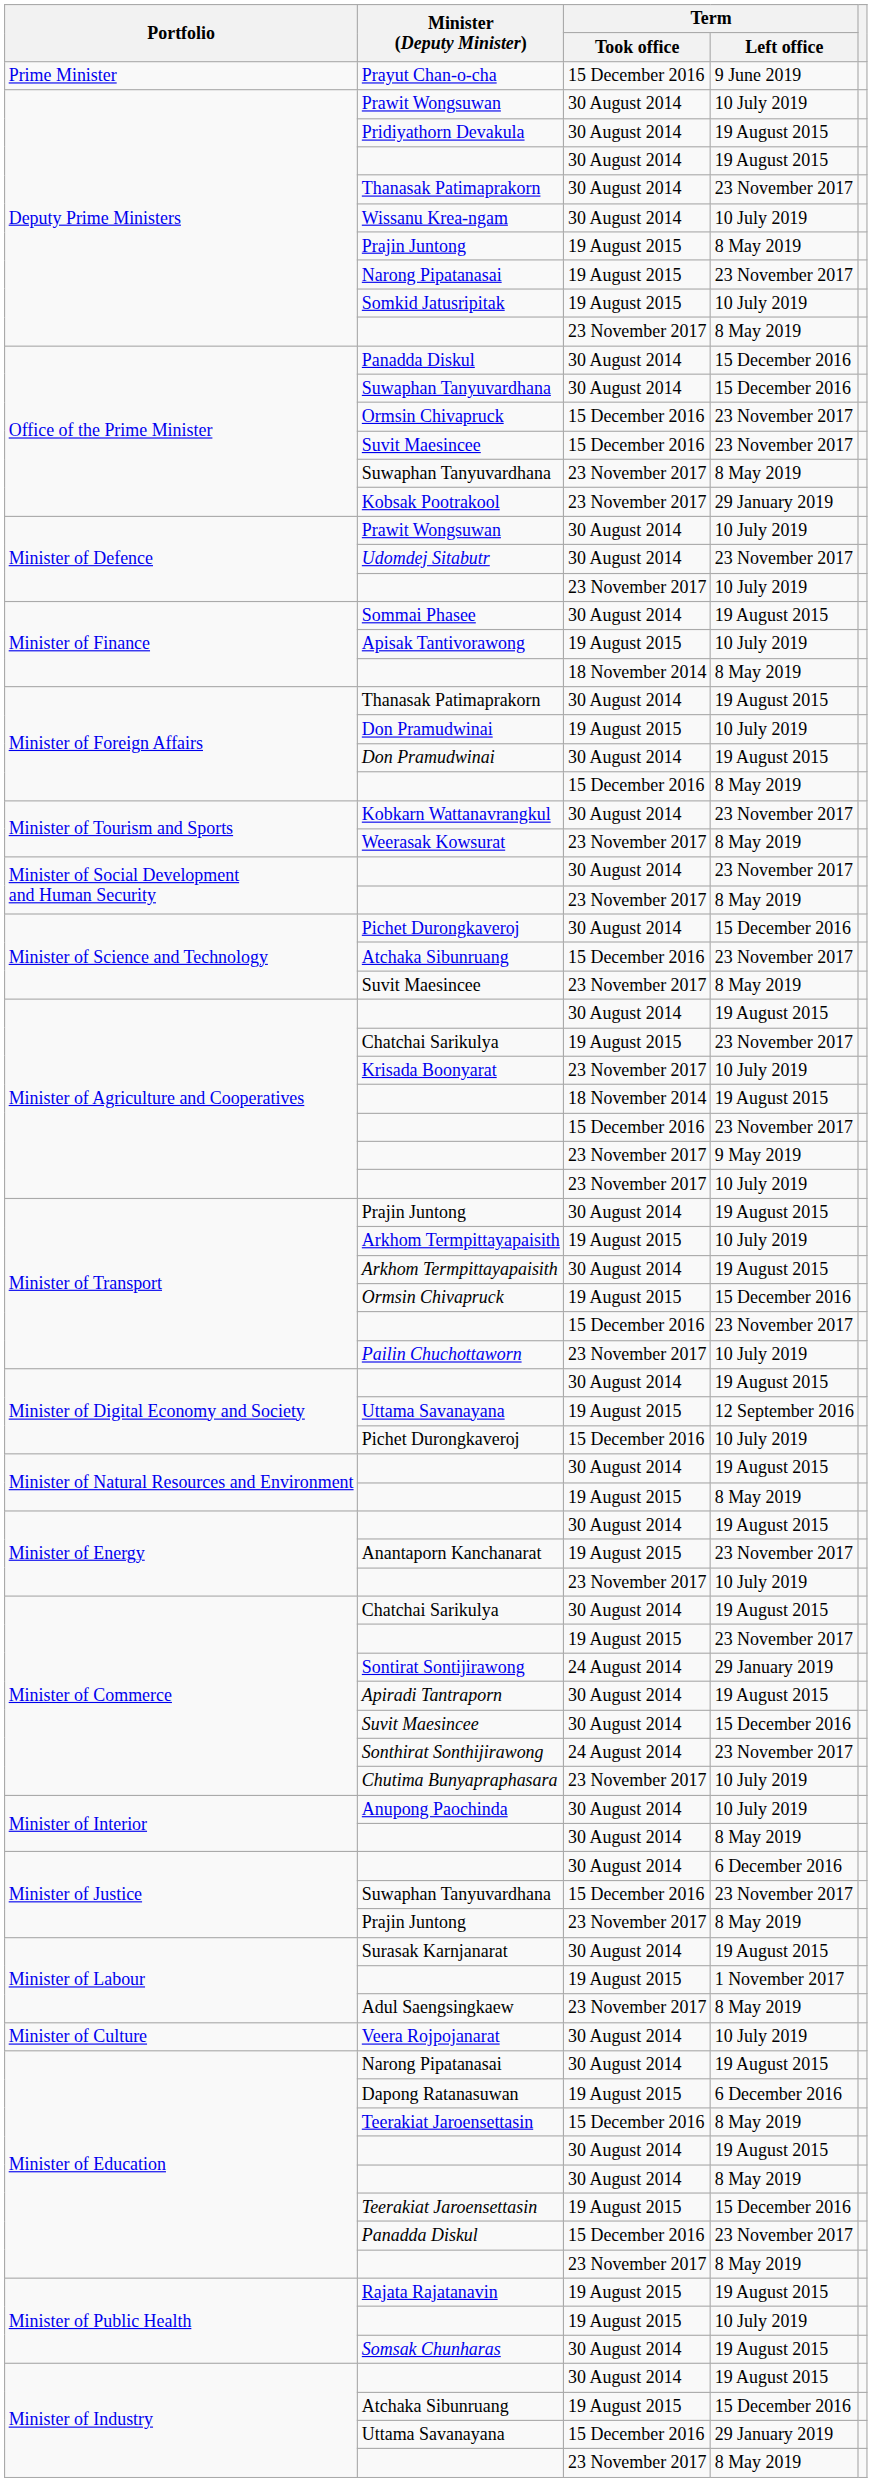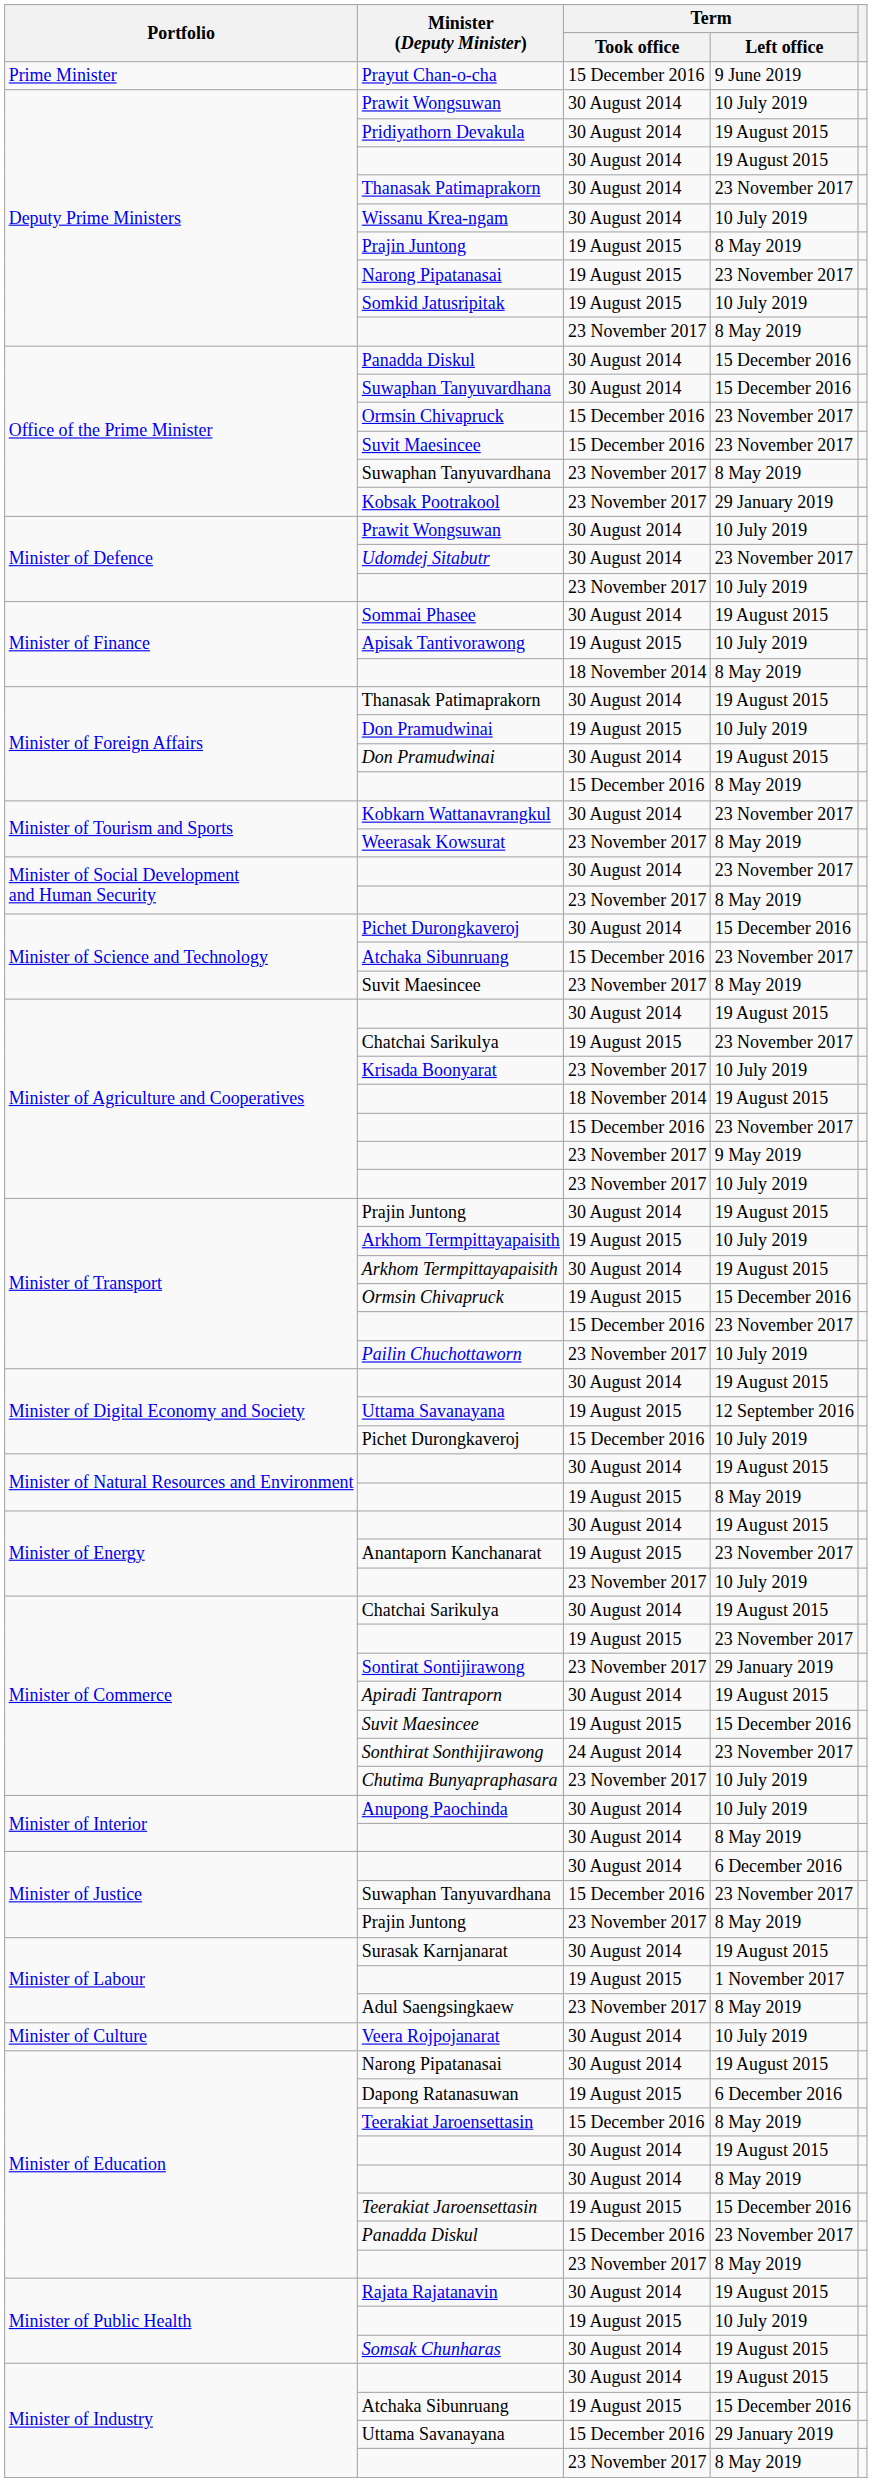(625, 1667) 24 August 2014 -> (637, 1667) 23 November 2017
(625, 1723) 30 August 2014 -> (625, 1723) 19 August 2015
(625, 2292) 19 August 2015 -> (625, 2292) 30 August 2014
